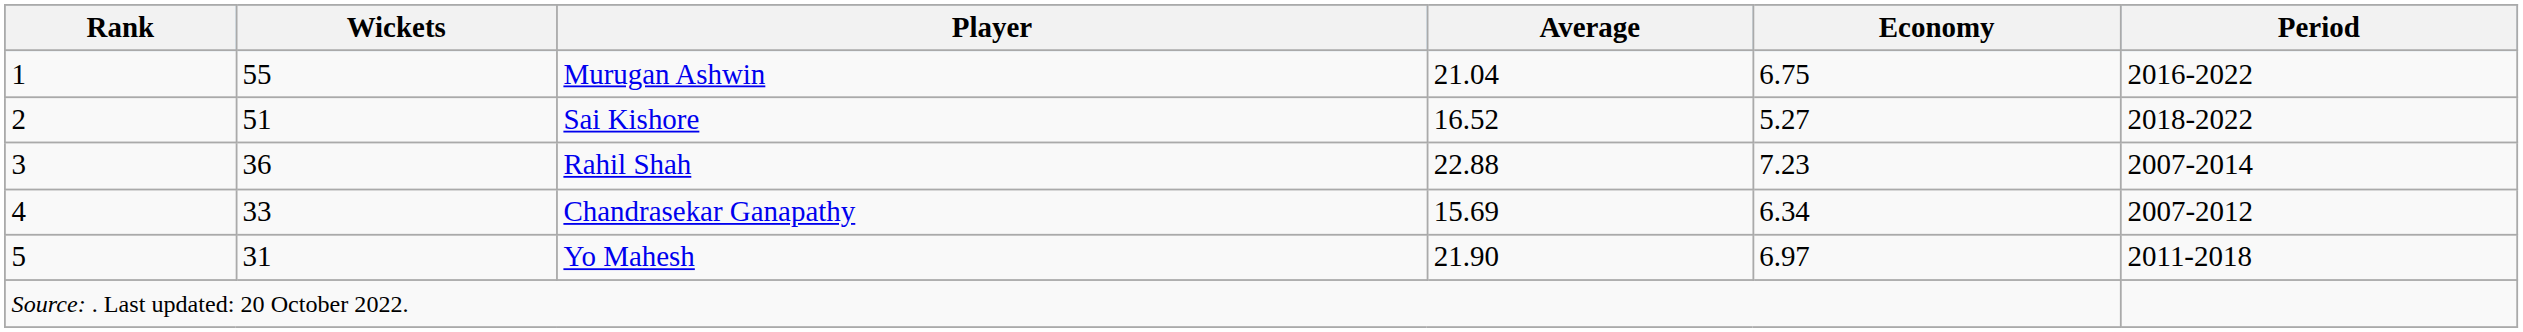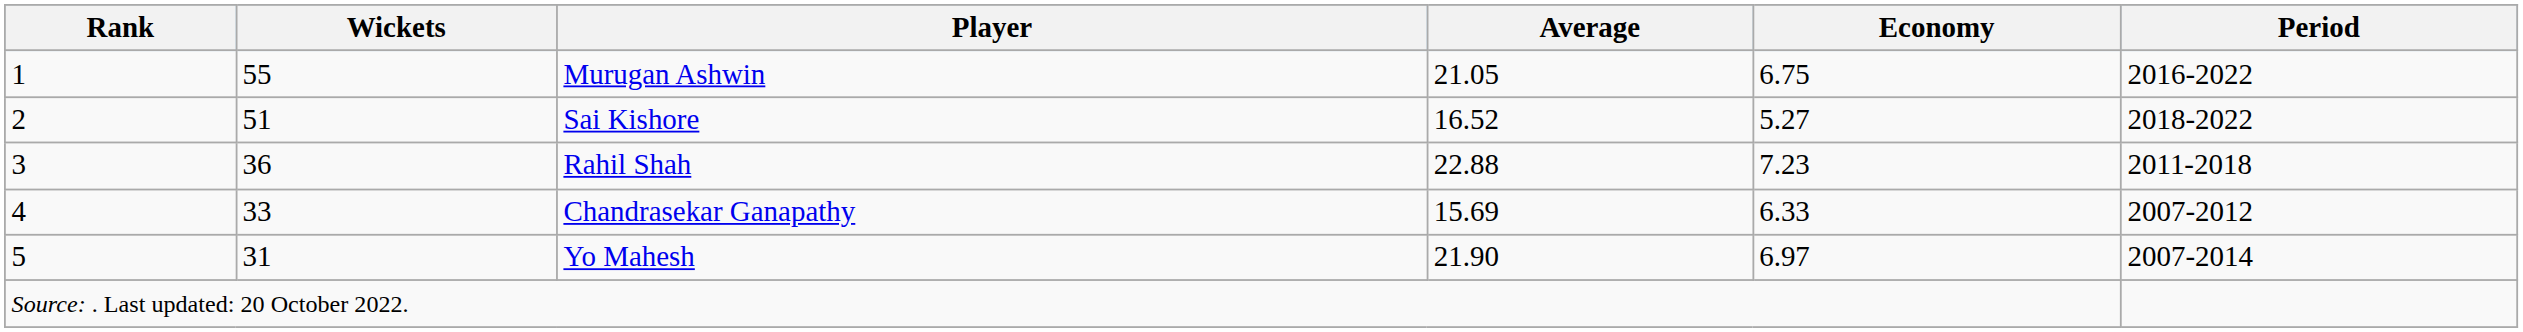(1466, 73) 21.04 -> (1466, 73) 21.05
(2190, 165) 2007-2014 -> (2190, 165) 2011-2018
(1785, 211) 6.34 -> (1785, 211) 6.33
(2190, 257) 2011-2018 -> (2190, 257) 2007-2014
